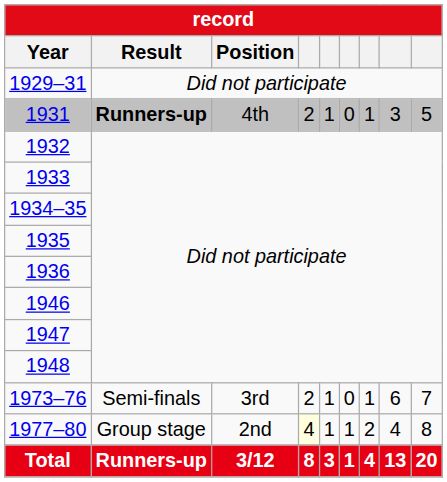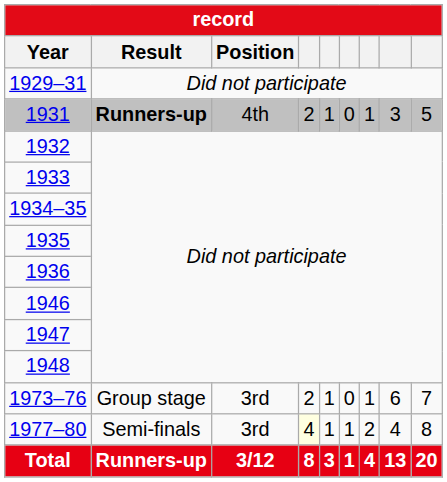(151, 397) Semi-finals -> (151, 397) Group stage
(151, 429) Group stage -> (151, 429) Semi-finals
(255, 429) 2nd -> (255, 429) 3rd
